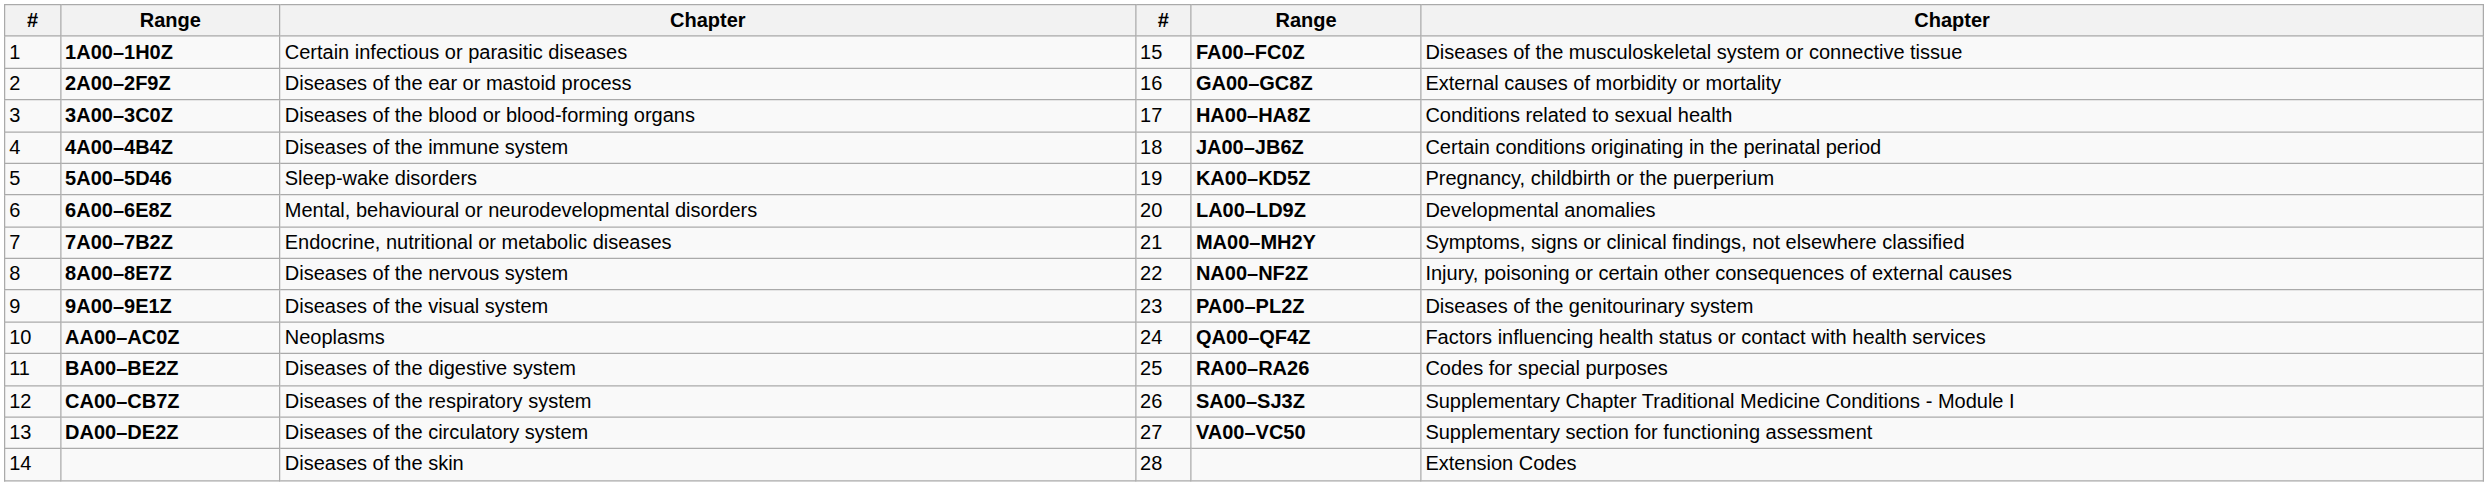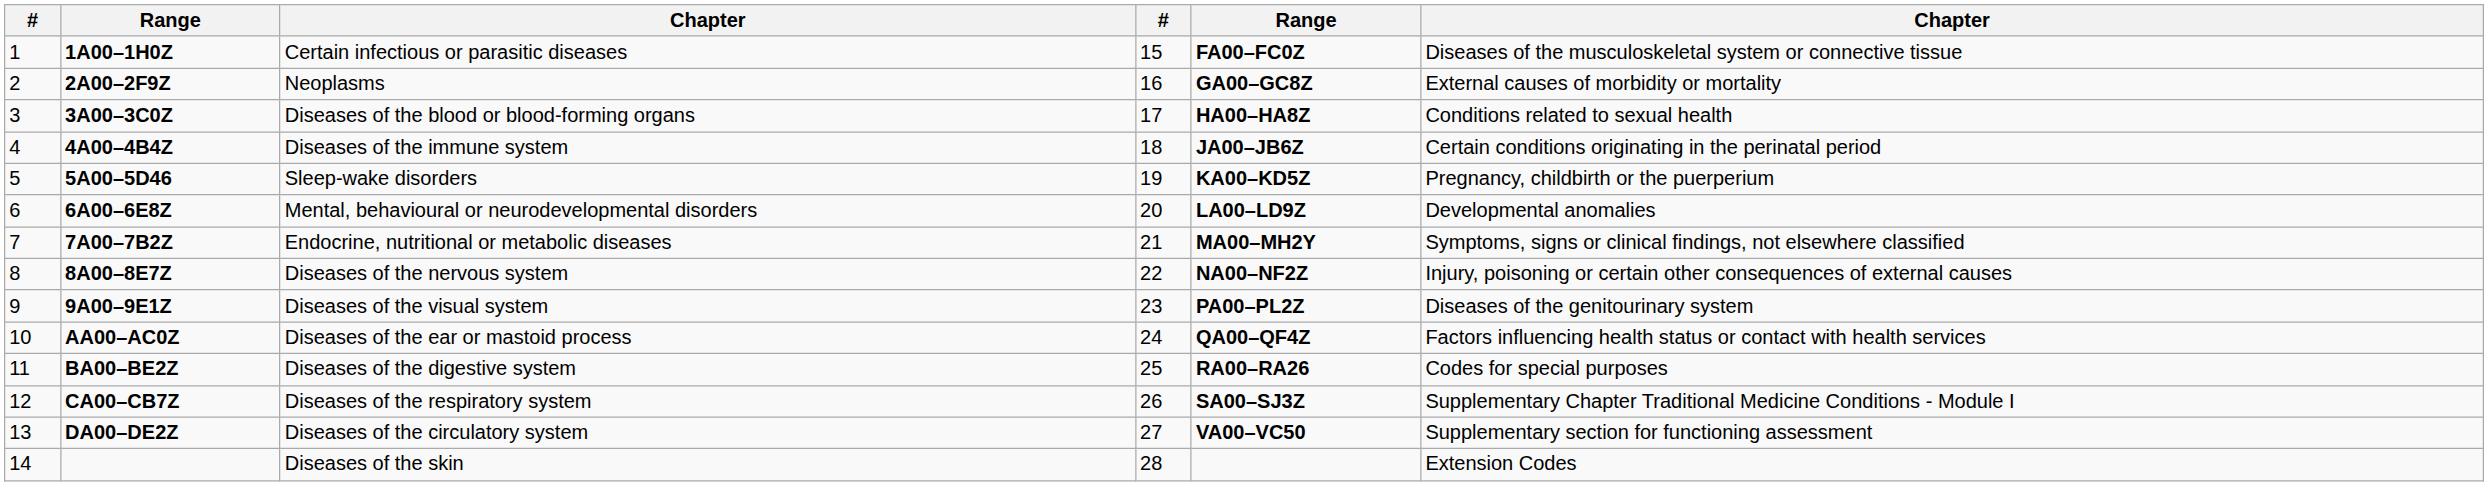(458, 83) Diseases of the ear or mastoid process -> (335, 83) Neoplasms
(335, 337) Neoplasms -> (458, 337) Diseases of the ear or mastoid process
